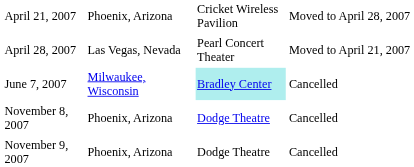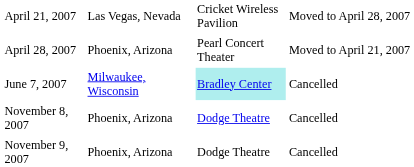(130, 16) Phoenix, Arizona -> (134, 16) Las Vegas, Nevada
(134, 50) Las Vegas, Nevada -> (130, 50) Phoenix, Arizona
